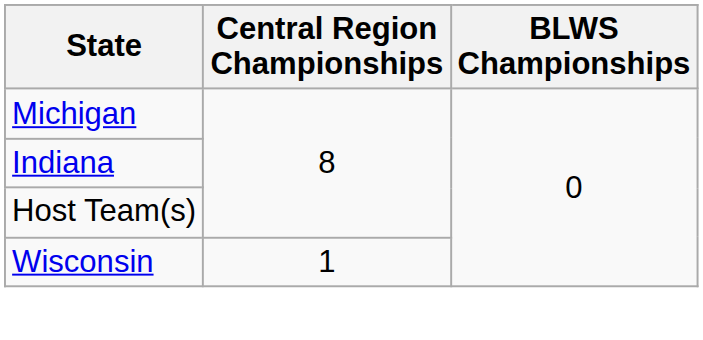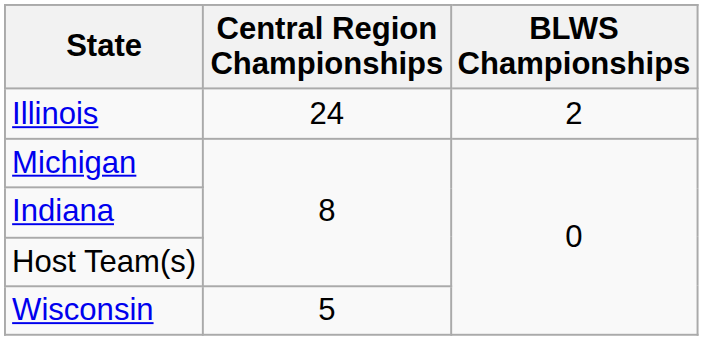+ row: (55, 113)
(327, 260) 1 -> (327, 310) 5
